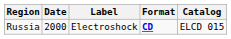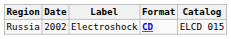(55, 27) 2000 -> (55, 27) 2002
